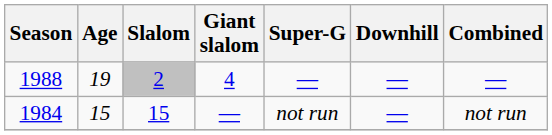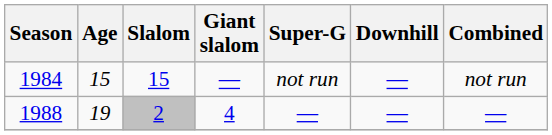rows swapped: (41, 112) <-> (41, 79)
